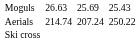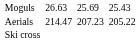(59, 21) 214.74 -> (59, 21) 214.47
(90, 21) 207.24 -> (90, 21) 207.23
(122, 21) 250.22 -> (122, 21) 205.22
